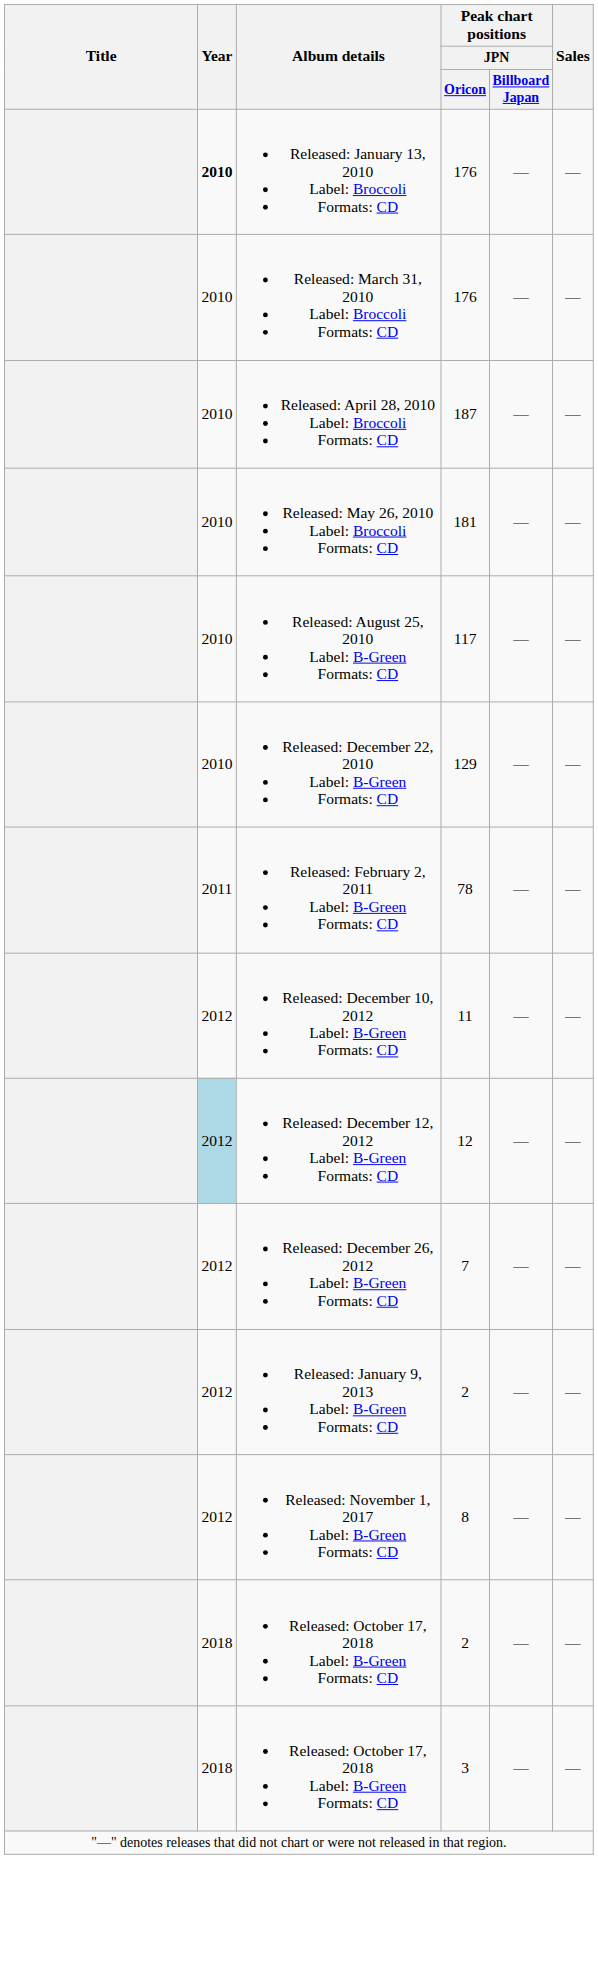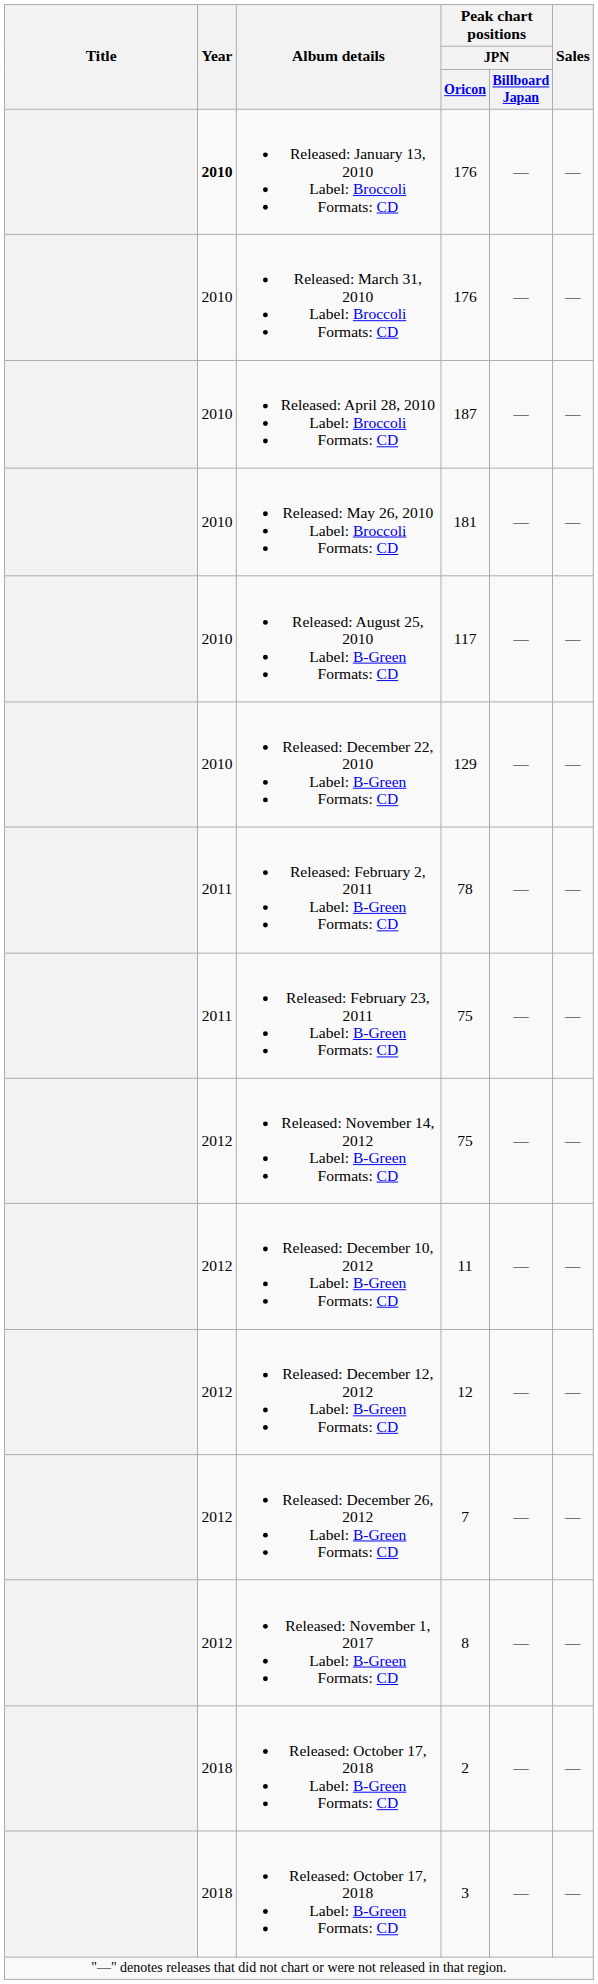+ row: (338, 1024)
+ row: (338, 1150)
(217, 1140) lightblue background -> (217, 1391) no background
- row: (338, 1401)
